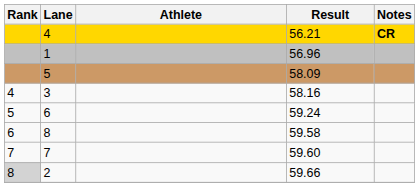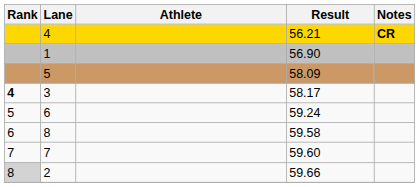(305, 54) 56.96 -> (305, 54) 56.90
(11, 93) normal -> (11, 93) bold
(305, 93) 58.16 -> (305, 93) 58.17
